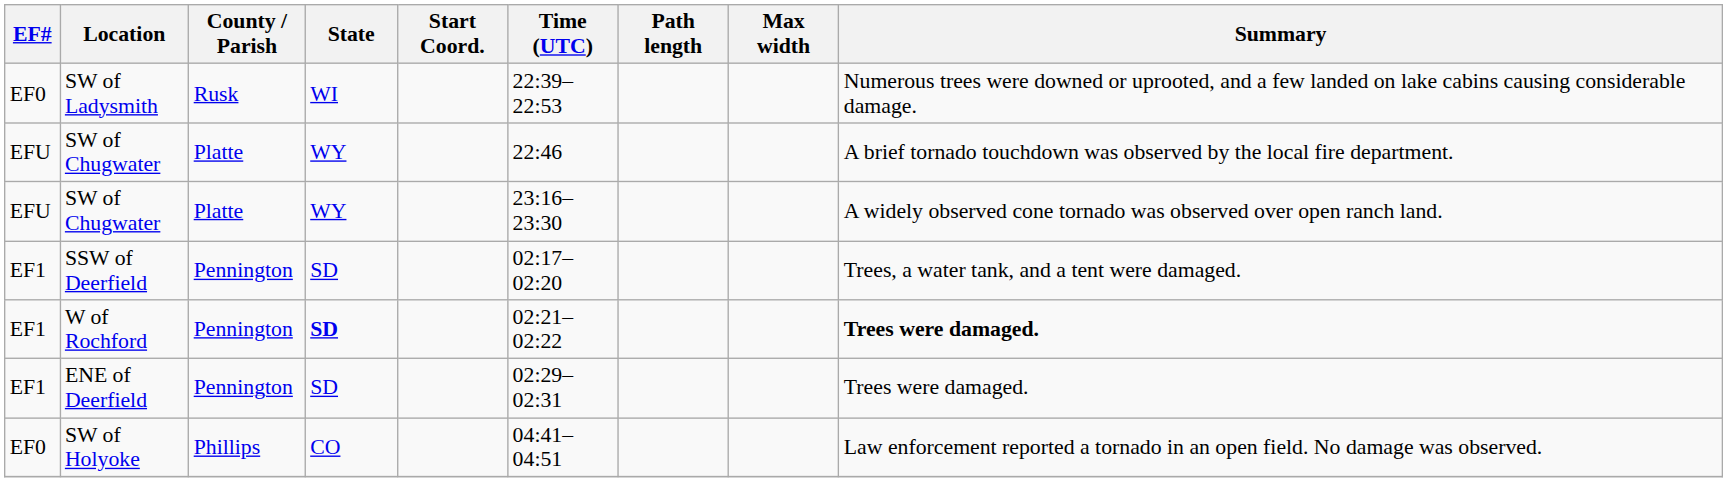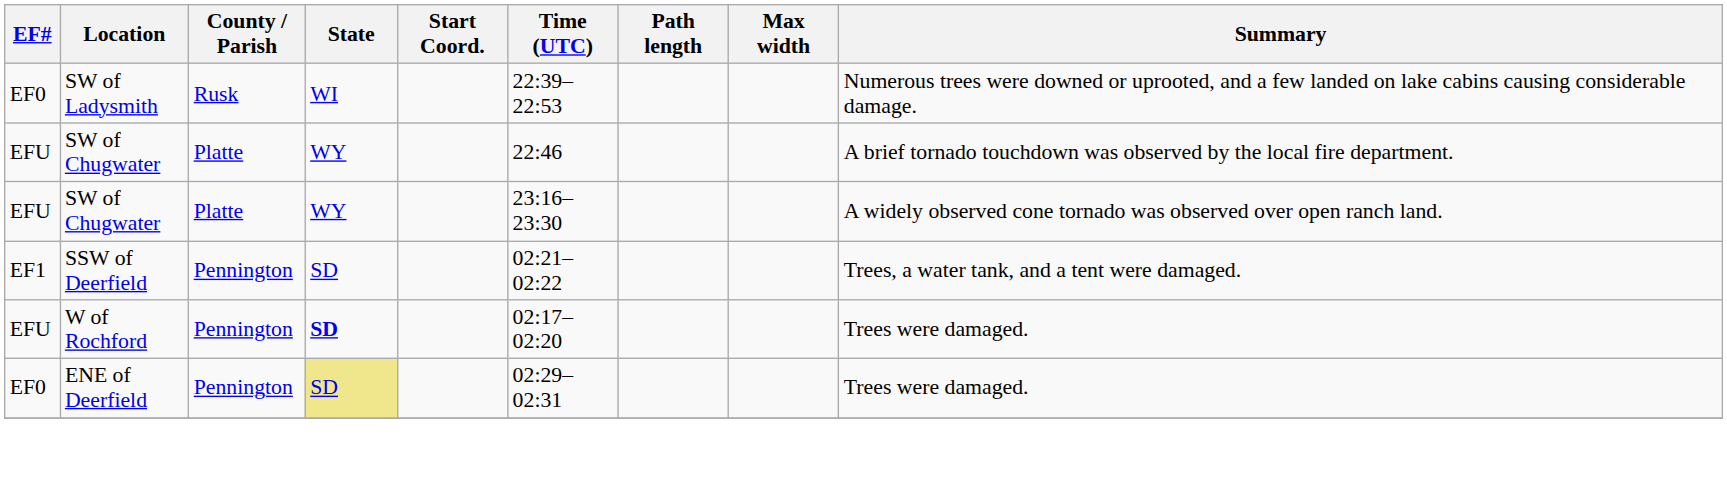(543, 269) 02:17–02:20 -> (543, 269) 02:21–02:22
(28, 328) EF1 -> (30, 328) EFU
(543, 328) 02:21–02:22 -> (543, 328) 02:17–02:20
(941, 328) bold -> (936, 328) normal
(28, 387) EF1 -> (28, 387) EF0
(324, 387) no background -> (324, 387) khaki background
- row: (102, 446)
